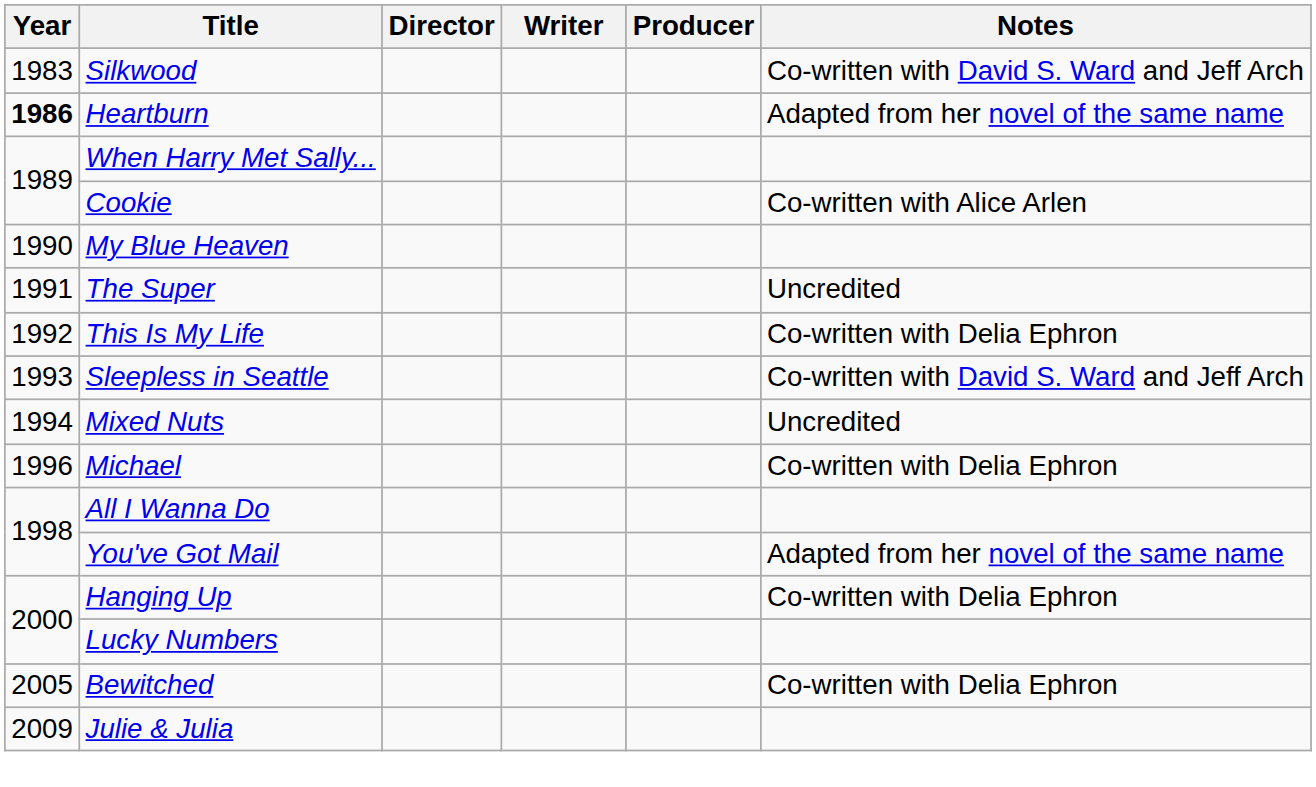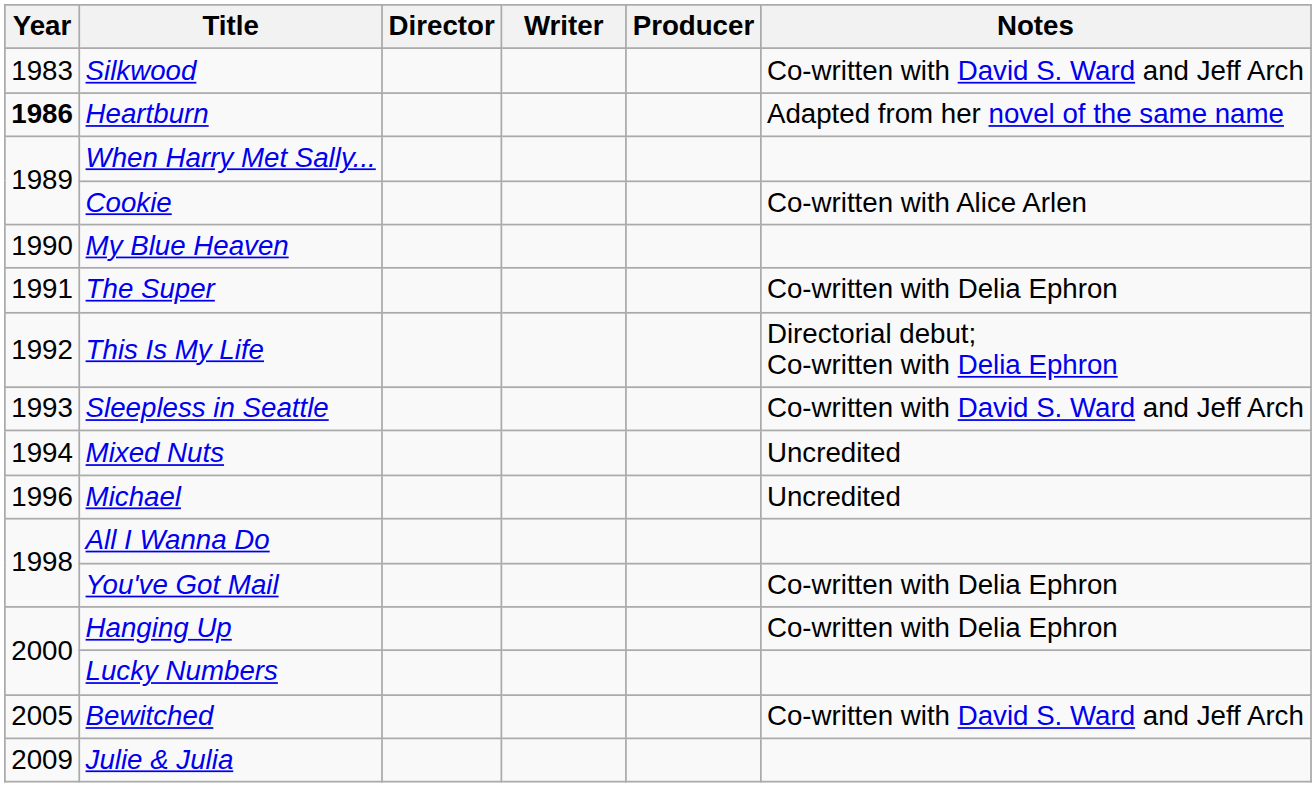(834, 289) Uncredited -> (942, 289) Co-written with Delia Ephron
(942, 333) Co-written with Delia Ephron -> (942, 349) Directorial debut; Co-written with Delia Ephron
(942, 465) Co-written with Delia Ephron -> (834, 496) Uncredited
(1025, 553) Adapted from her novel of the same name -> (942, 584) Co-written with Delia Ephron
(942, 684) Co-written with Delia Ephron -> (1035, 716) Co-written with David S. Ward and Jeff Arch
